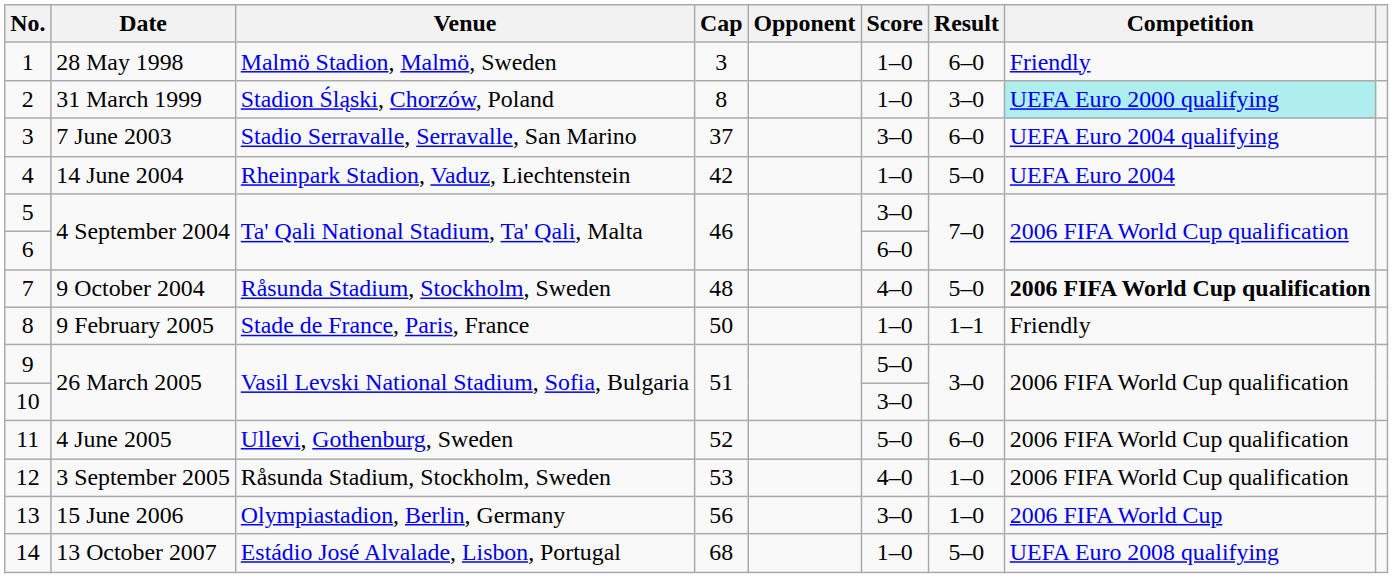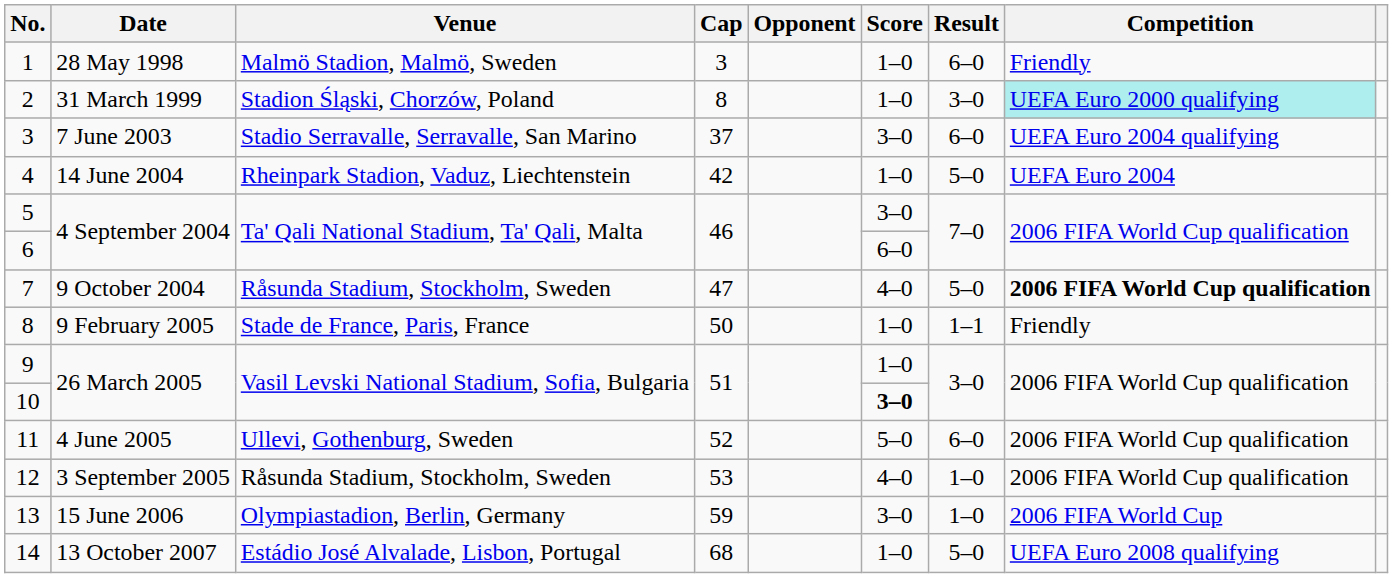(721, 288) 48 -> (721, 288) 47
(895, 363) 5–0 -> (895, 363) 1–0
(895, 401) normal -> (895, 401) bold
(721, 514) 56 -> (721, 514) 59
